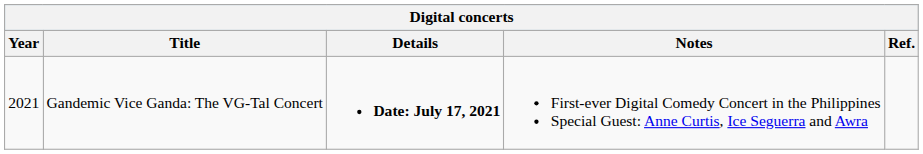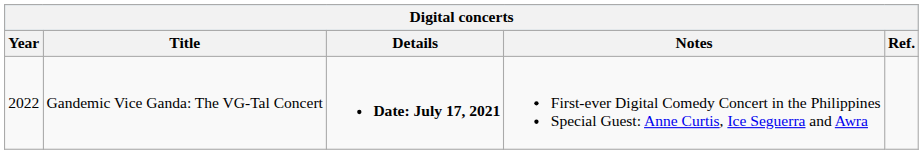(24, 102) 2021 -> (24, 102) 2022
